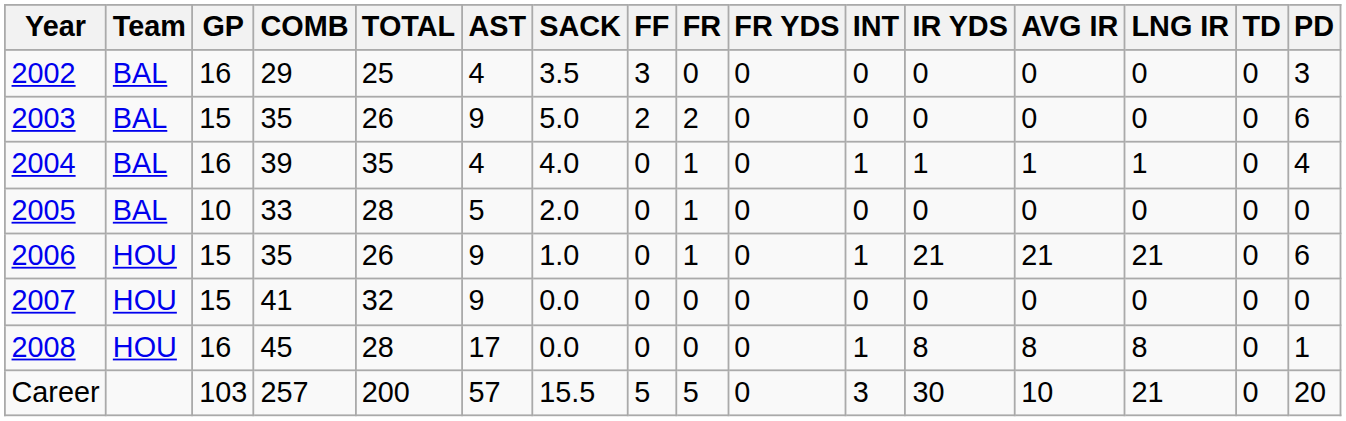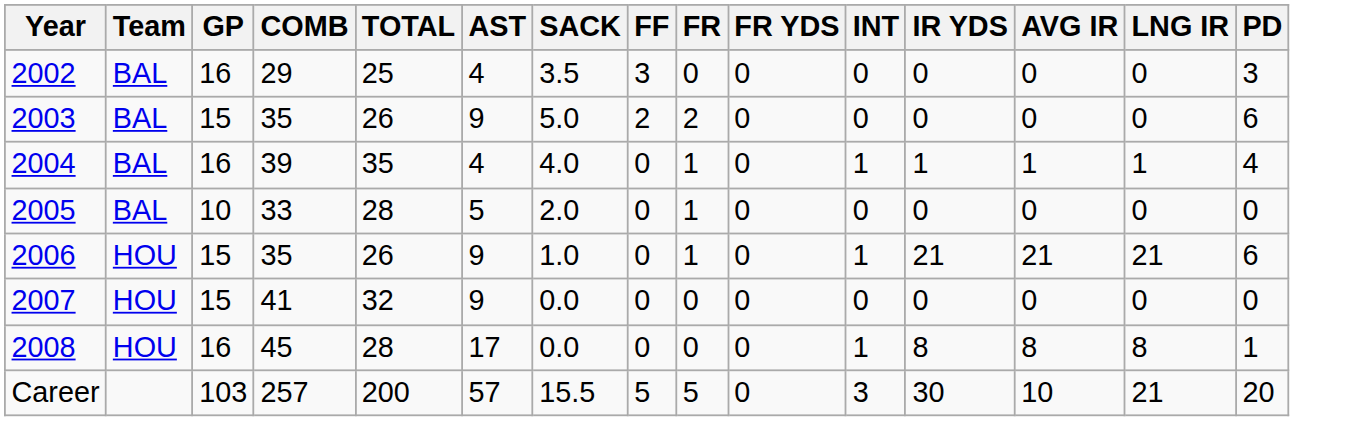- column: (1262, 27)
